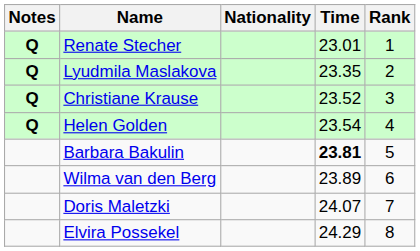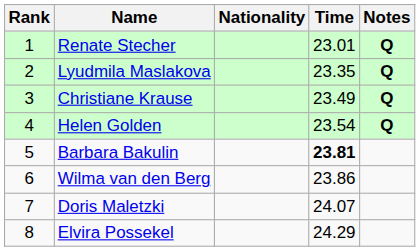columns swapped: (390, 17) <-> (32, 17)
(340, 98) 23.52 -> (334, 98) 23.49
(340, 179) 23.89 -> (334, 179) 23.86
